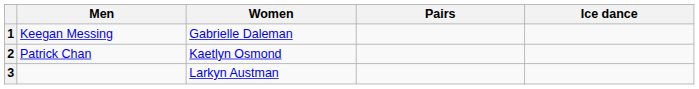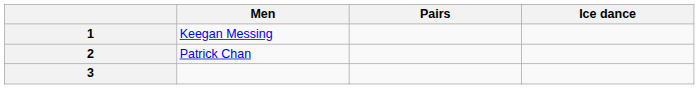- column: (271, 14)
